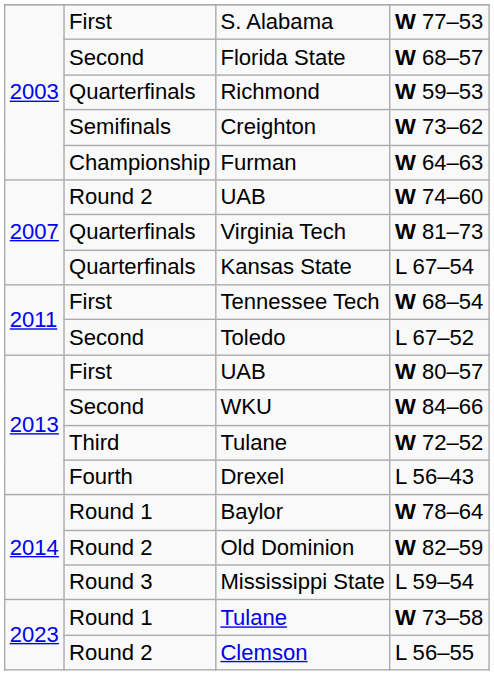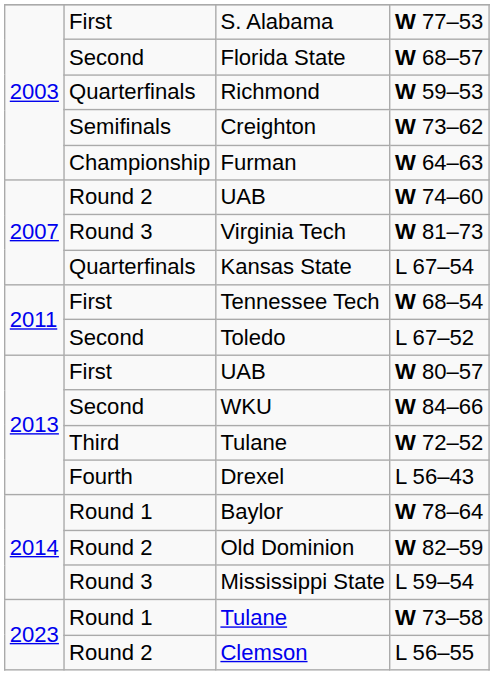(132, 232) Quarterfinals -> (111, 232) Round 3
